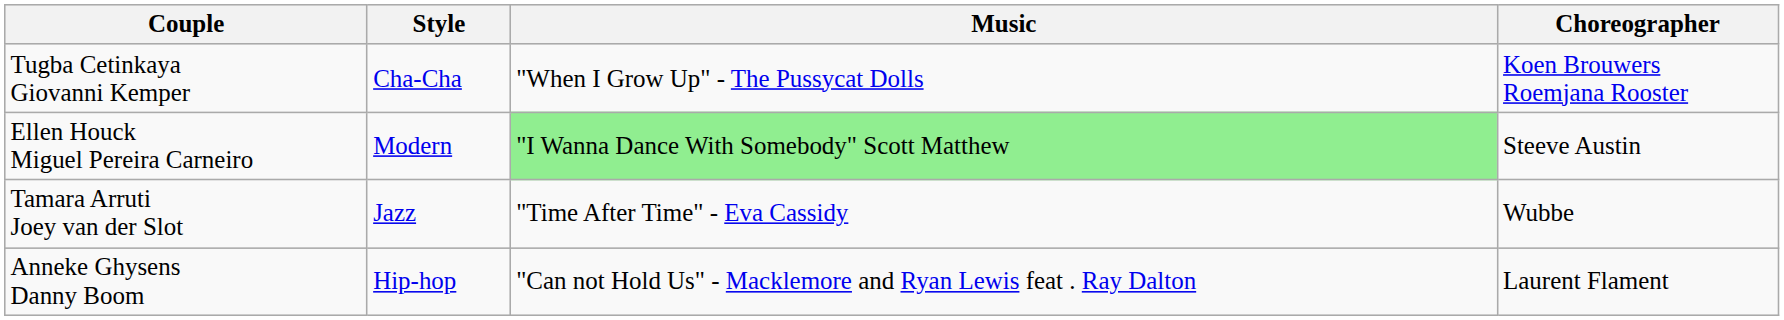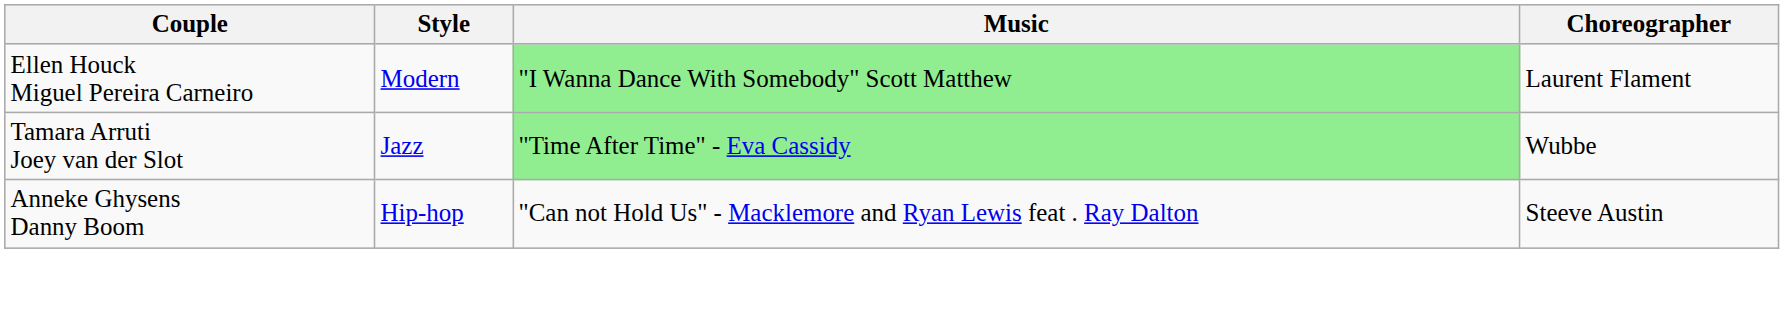- row: (100, 77)
(1572, 145) Steeve Austin -> (1608, 77) Laurent Flament
(682, 213) no background -> (685, 145) lightgreen background
(1586, 280) Laurent Flament -> (1595, 213) Steeve Austin
